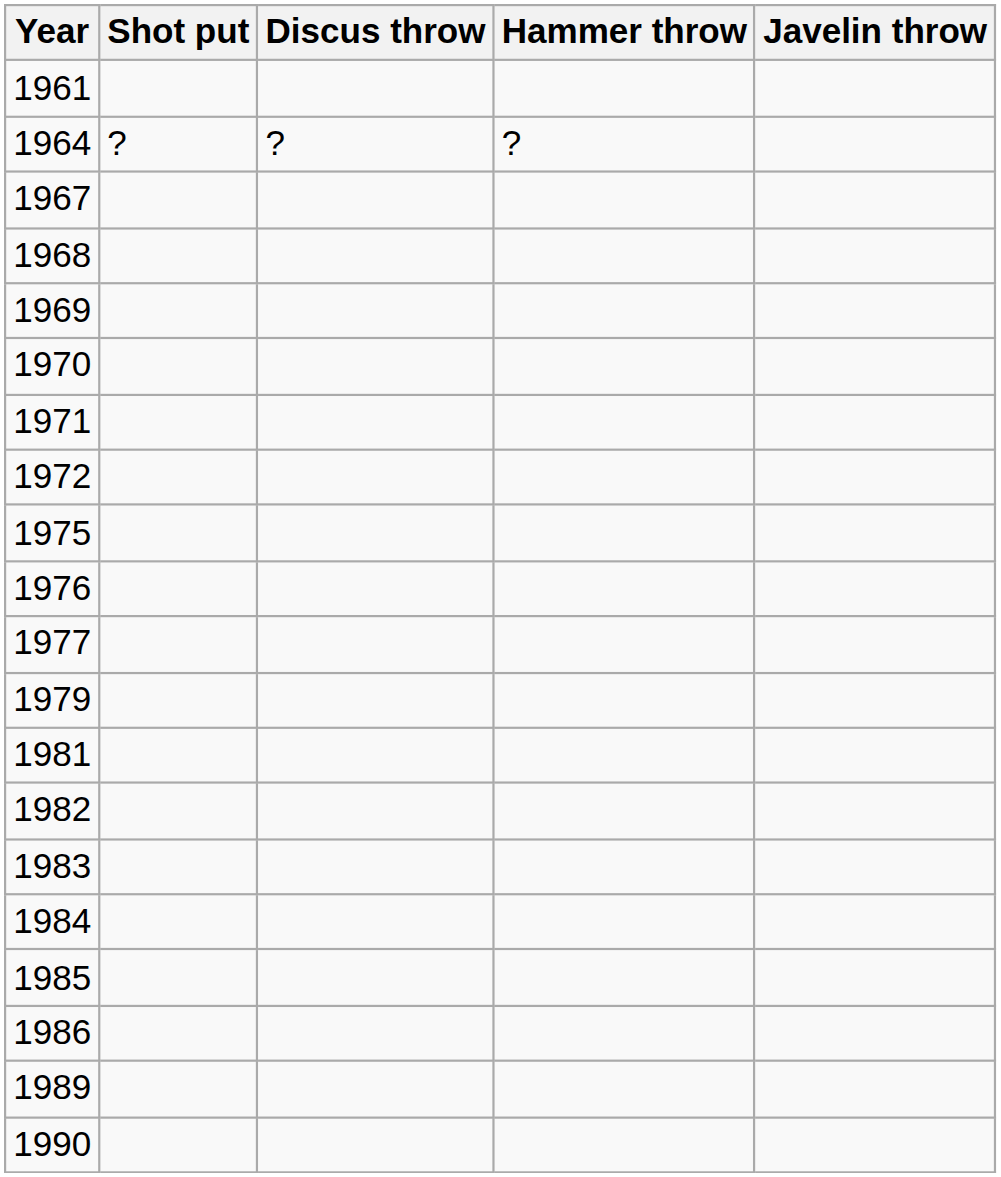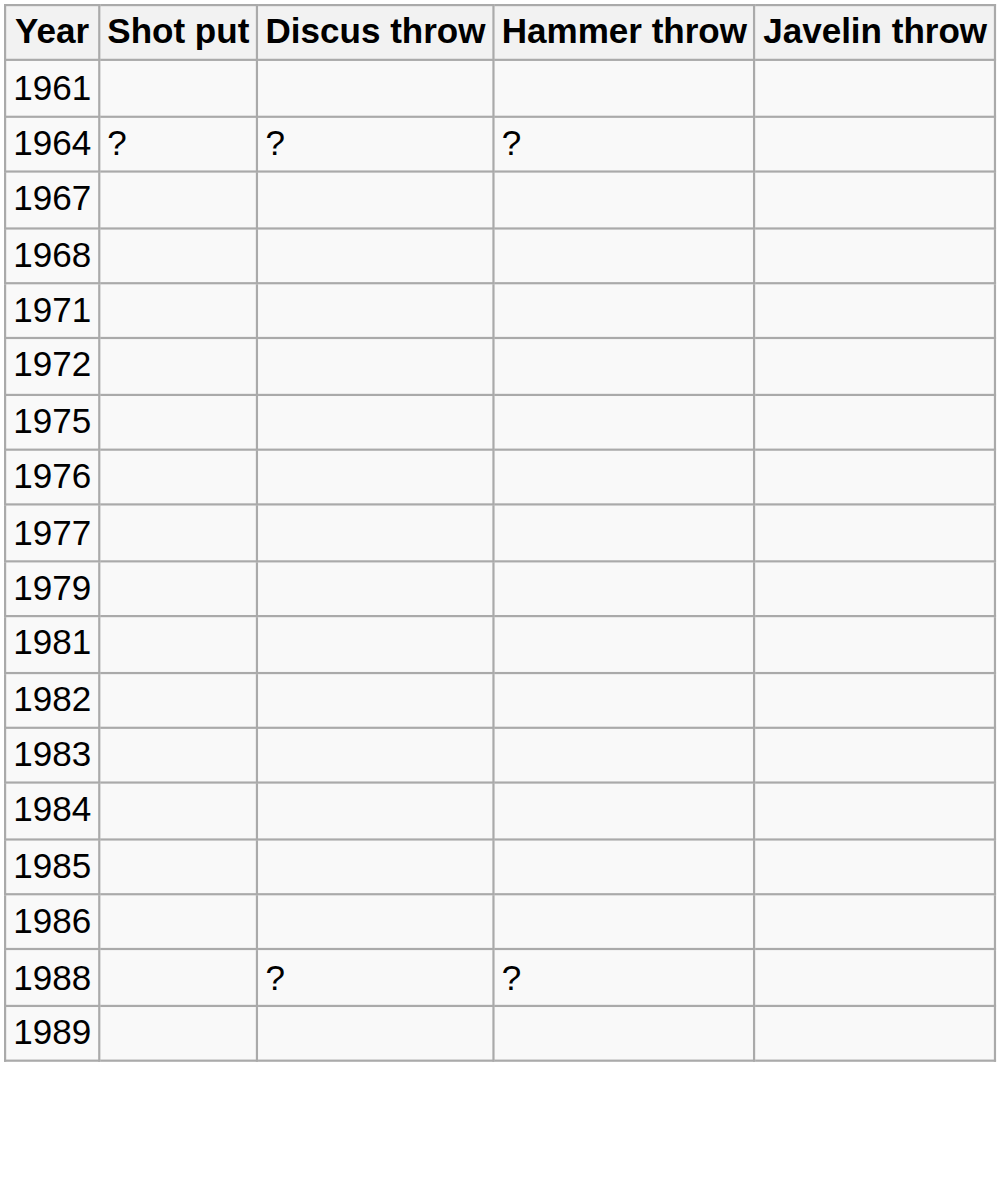- row: (52, 310)
- row: (52, 365)
+ row: (52, 976)
- row: (52, 1143)
